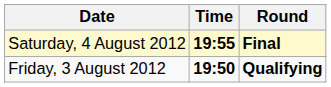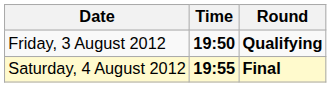rows swapped: (87, 69) <-> (97, 43)
